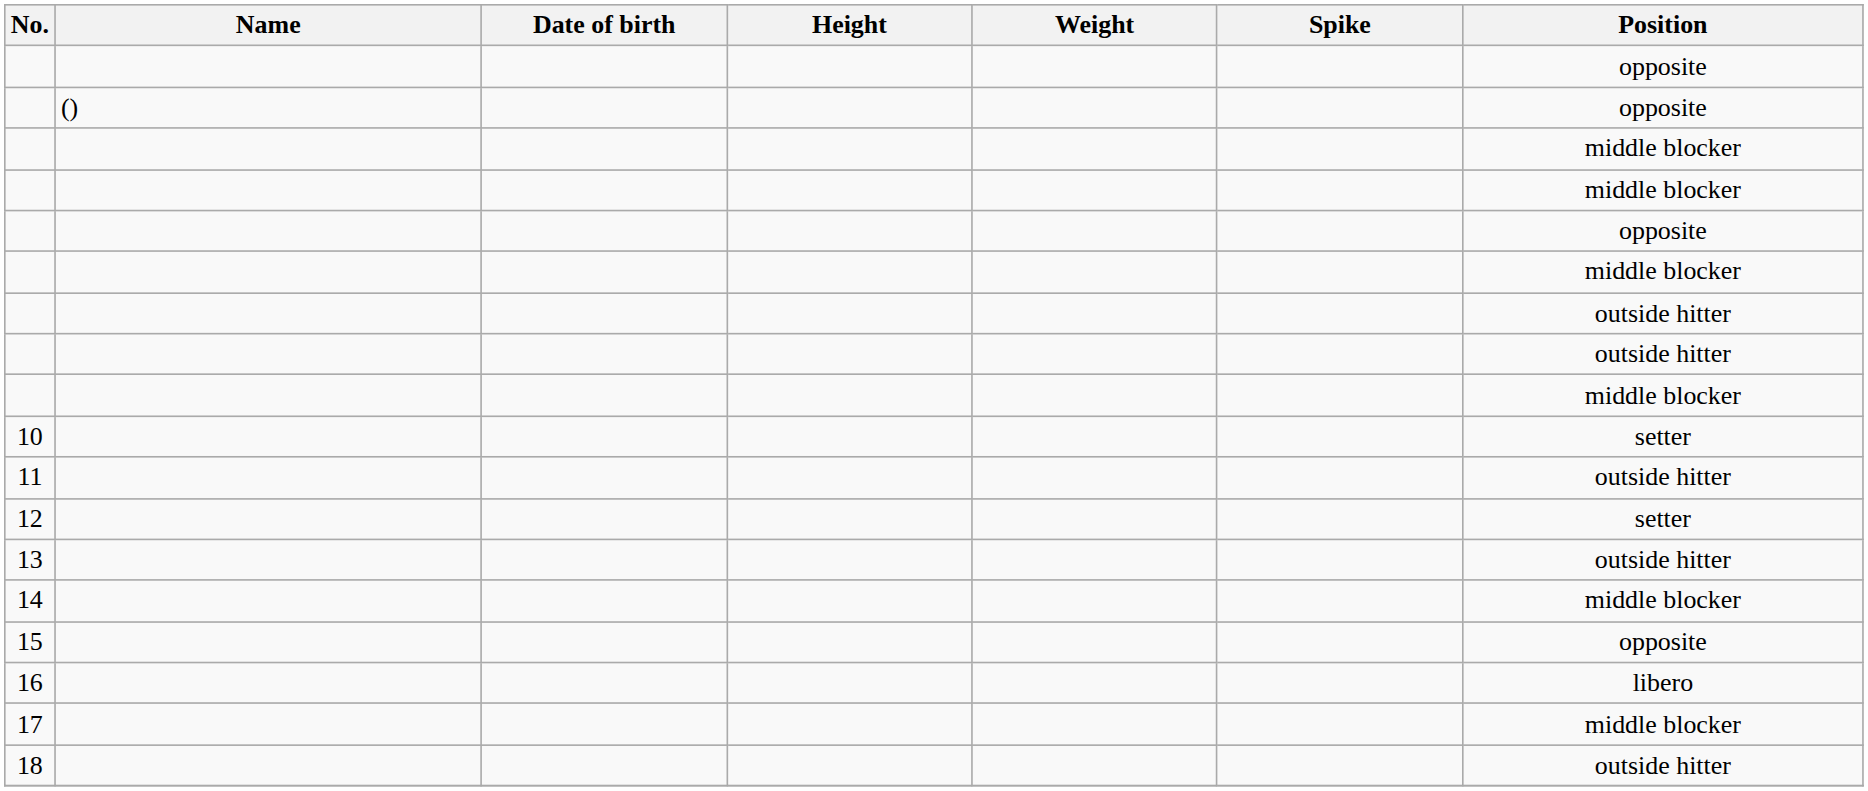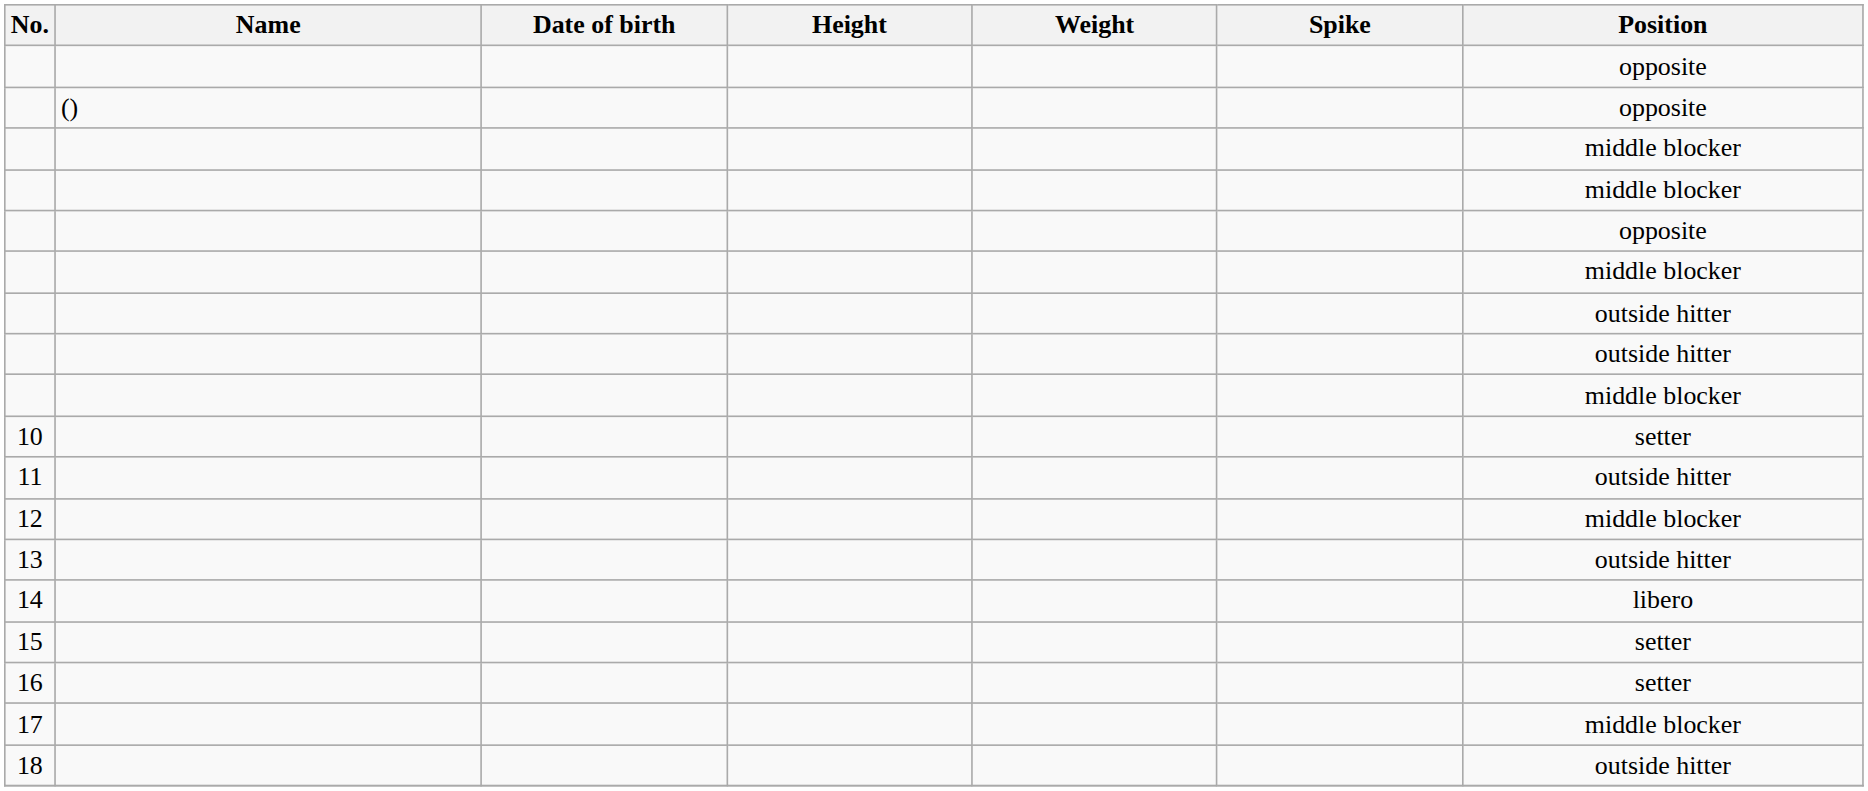(1663, 518) setter -> (1663, 518) middle blocker
(1663, 600) middle blocker -> (1663, 600) libero
(1663, 641) opposite -> (1663, 641) setter
(1663, 682) libero -> (1663, 682) setter
